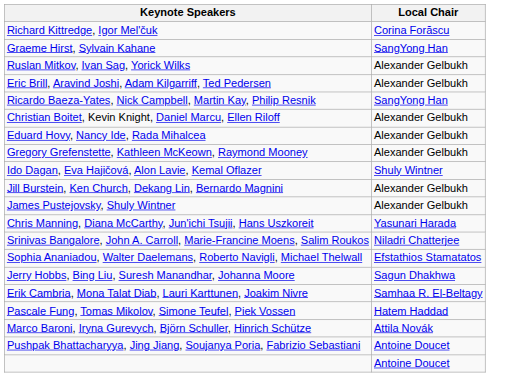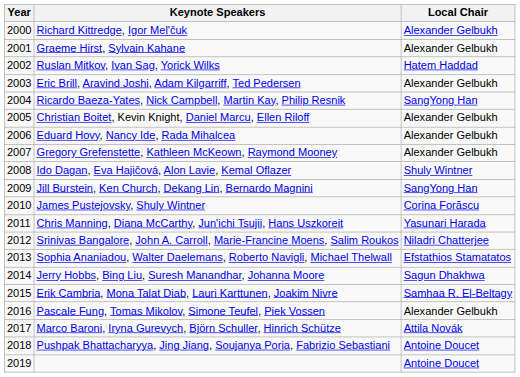+ column: (19, 13)
(412, 30) Corina Forăscu -> (451, 30) Alexander Gelbukh
(411, 48) SangYong Han -> (451, 48) Alexander Gelbukh
(421, 65) Alexander Gelbukh -> (441, 65) Hatem Haddad
(421, 188) Alexander Gelbukh -> (441, 188) SangYong Han
(421, 205) Alexander Gelbukh -> (441, 205) Corina Forăscu
(411, 310) Hatem Haddad -> (451, 310) Alexander Gelbukh
